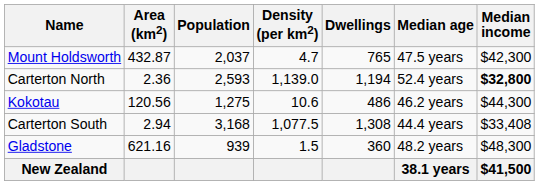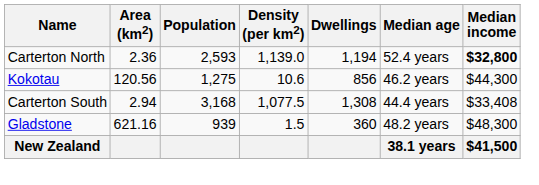- row: (64, 57)
(379, 102) 486 -> (365, 79) 856
